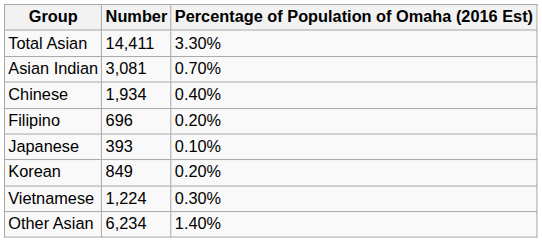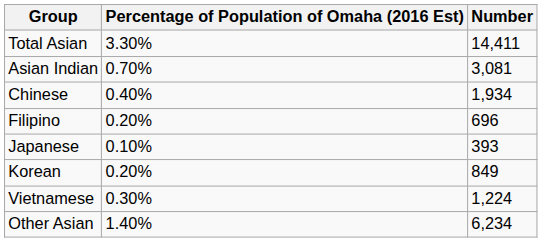columns swapped: (136, 17) <-> (354, 17)
